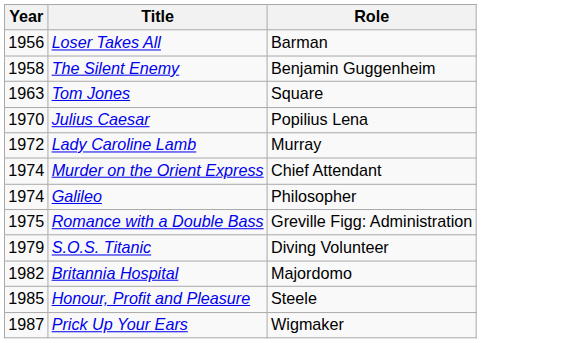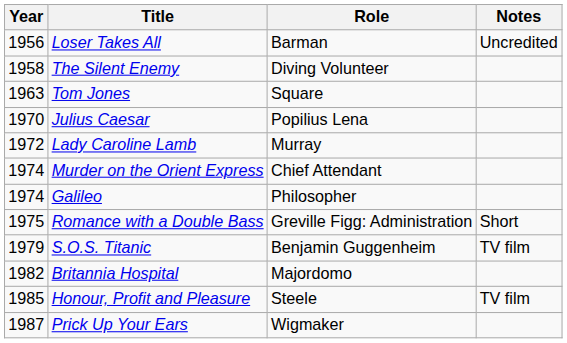+ column: (519, 17)
(353, 68) Benjamin Guggenheim -> (330, 68) Diving Volunteer
(330, 247) Diving Volunteer -> (353, 247) Benjamin Guggenheim
